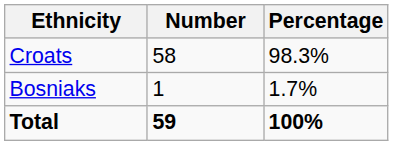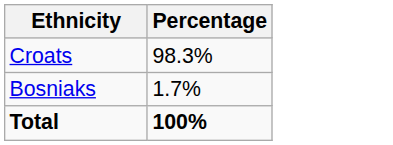- column: (206, 21)
